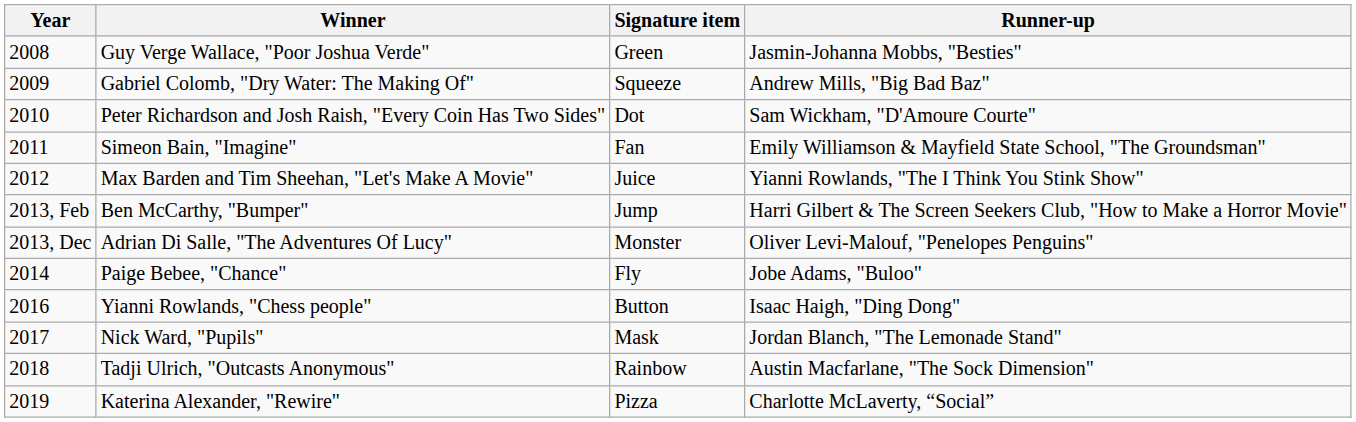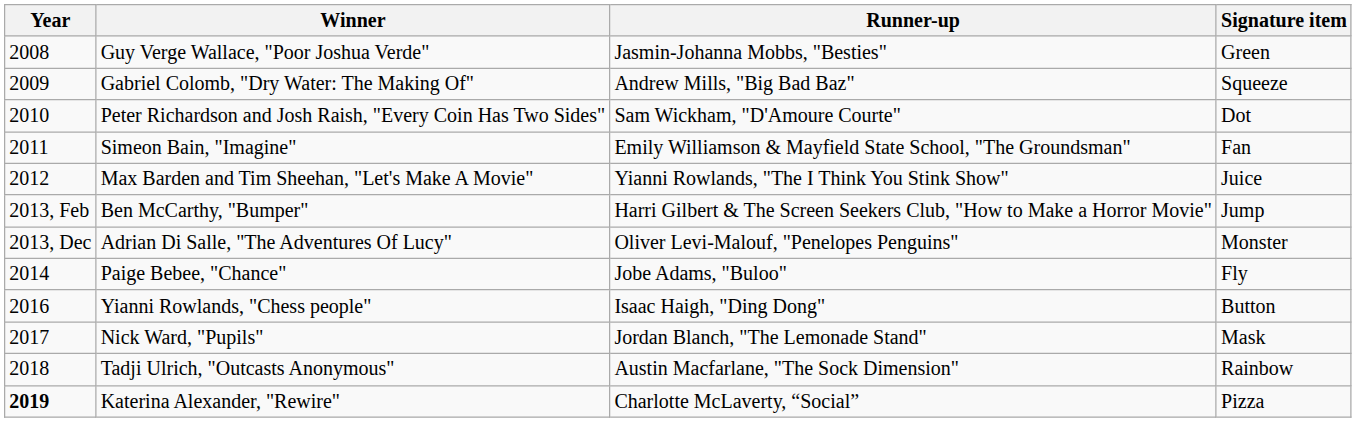columns swapped: (1048, 20) <-> (677, 20)
(29, 400) normal -> (29, 400) bold
